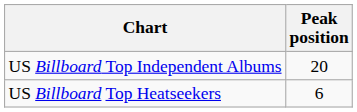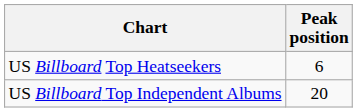rows swapped: (115, 93) <-> (145, 65)
